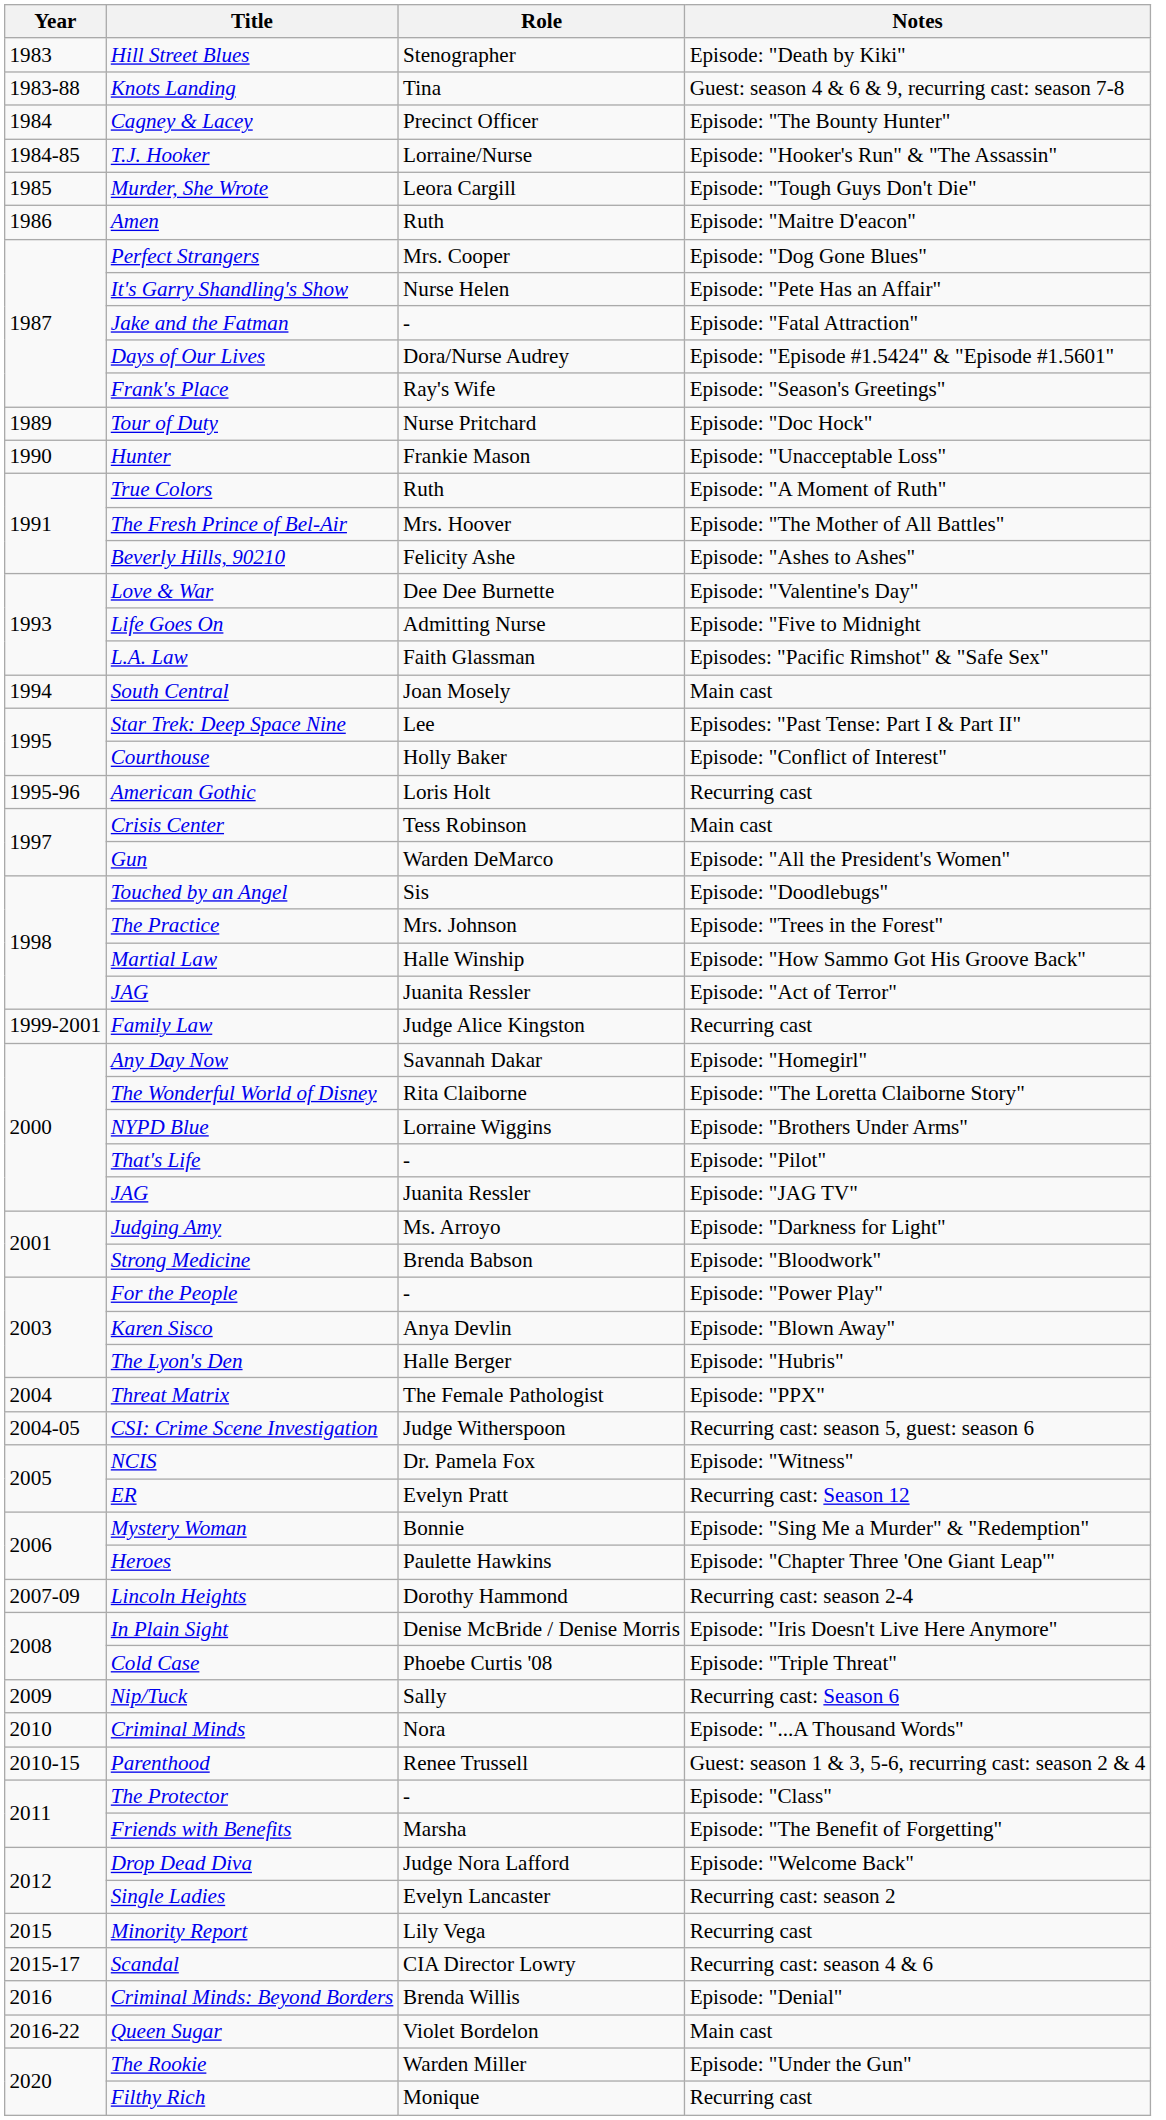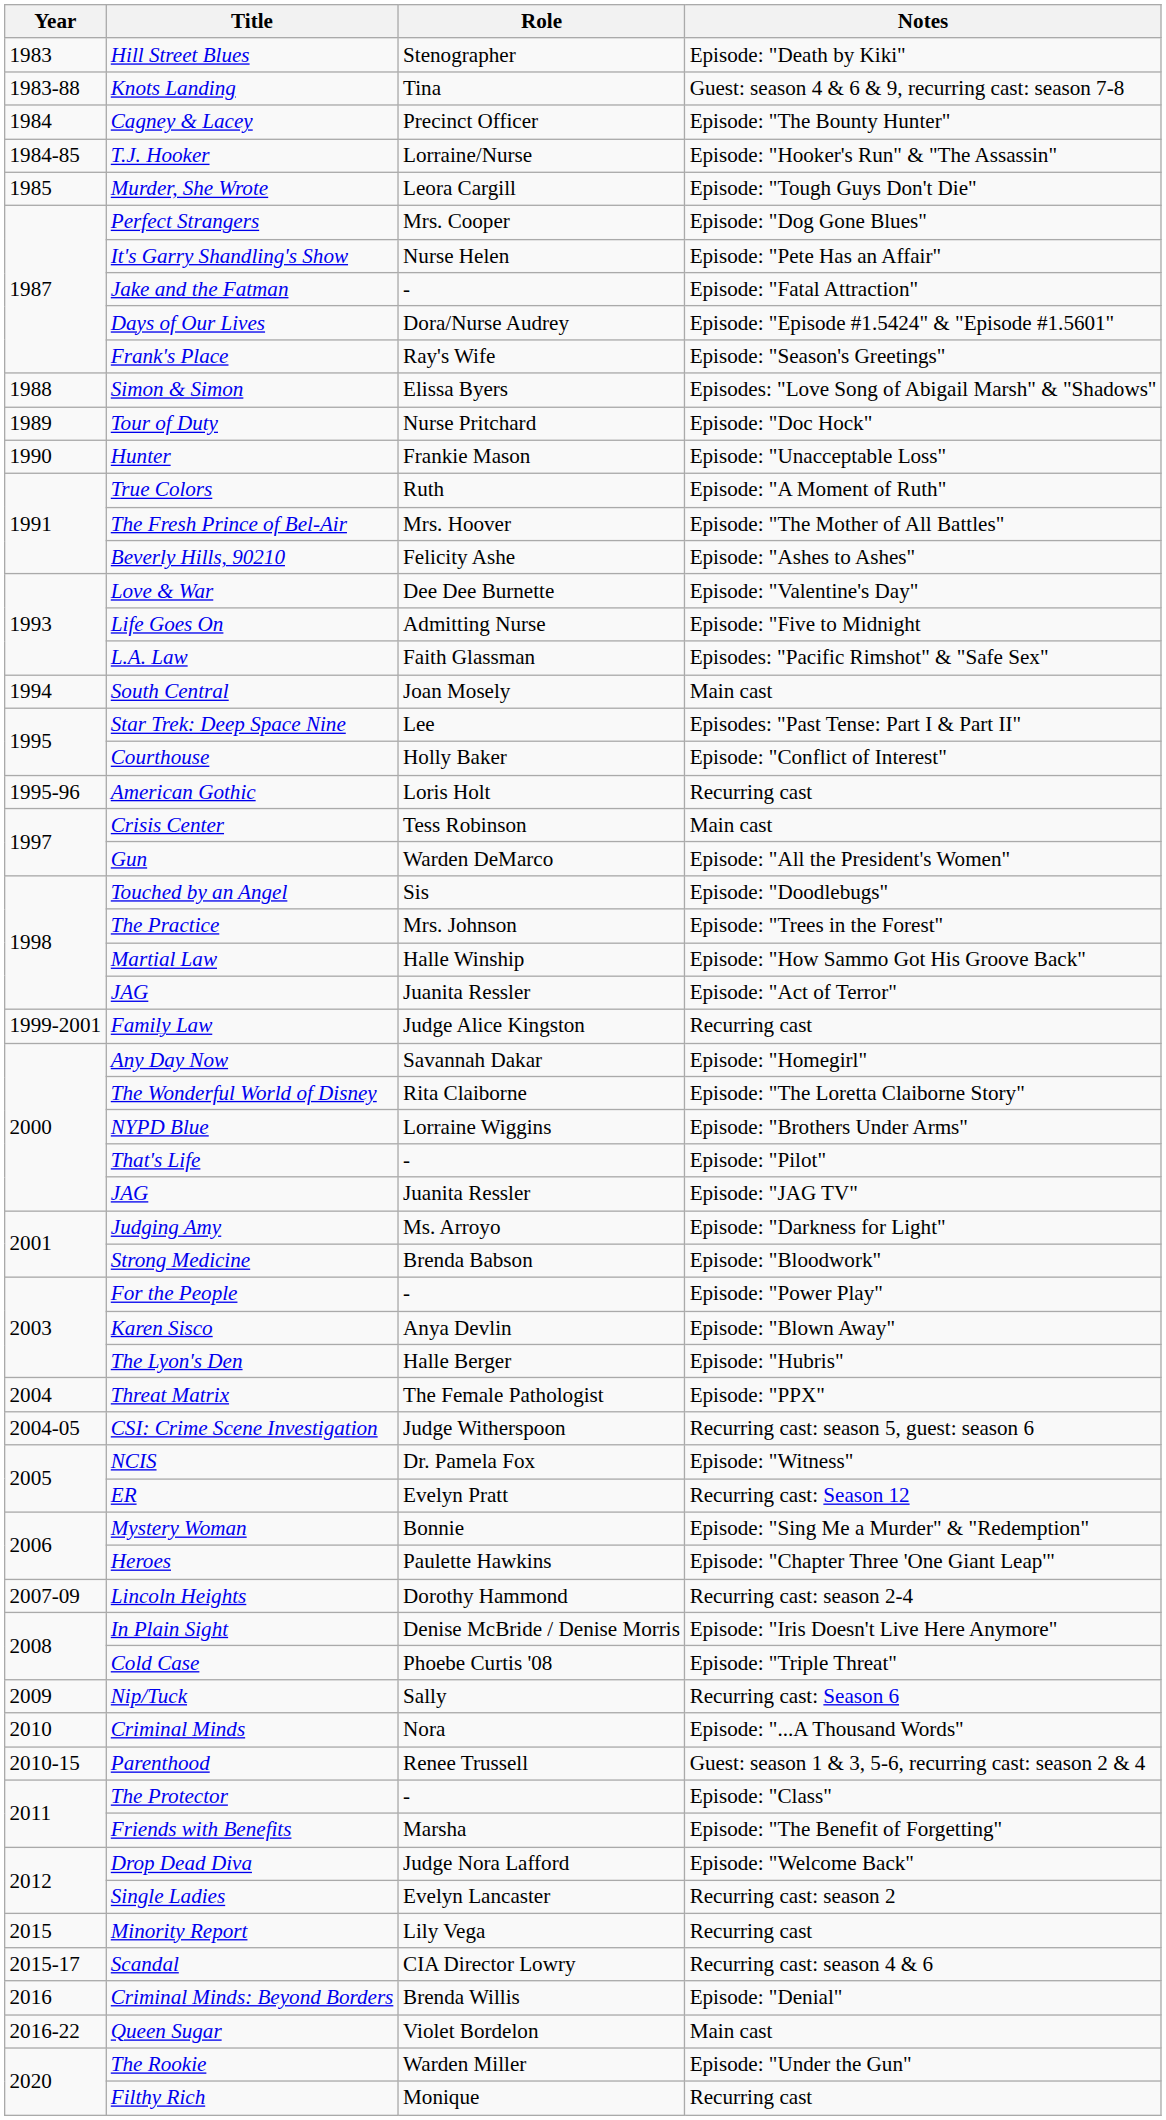- row: (135, 222)
+ row: (177, 389)
